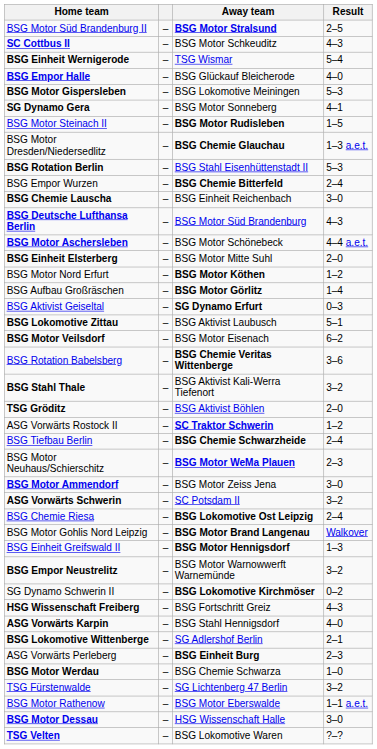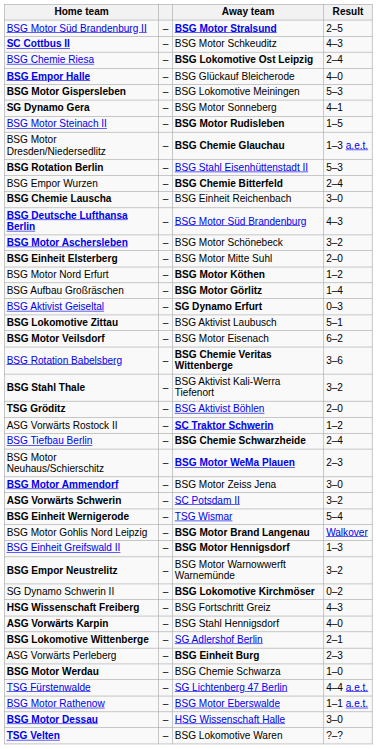rows swapped: (68, 60) <-> (50, 516)
(347, 242) 4–4 a.e.t. -> (335, 242) 3–2
(335, 688) 3–2 -> (347, 688) 4–4 a.e.t.
